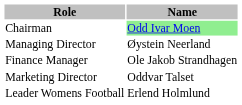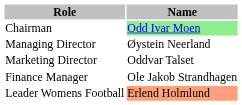rows swapped: (46, 60) <-> (51, 77)
(169, 93) no background -> (169, 93) lightsalmon background
